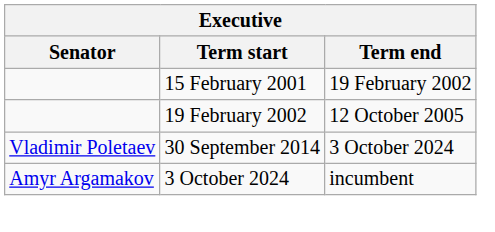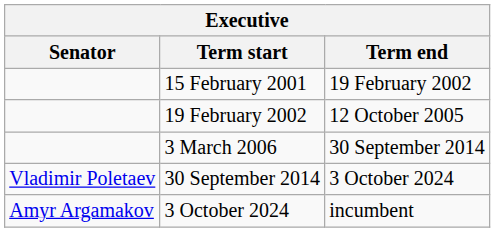+ row: (221, 147)
